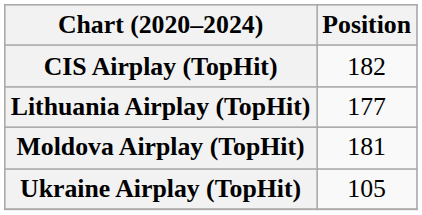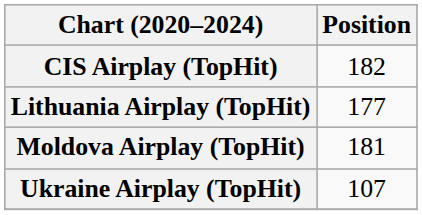(367, 188) 105 -> (367, 188) 107
